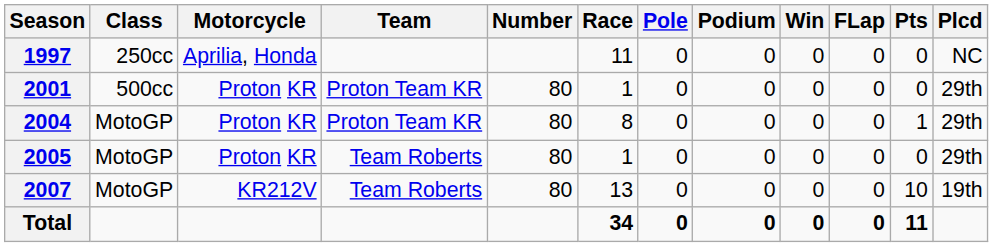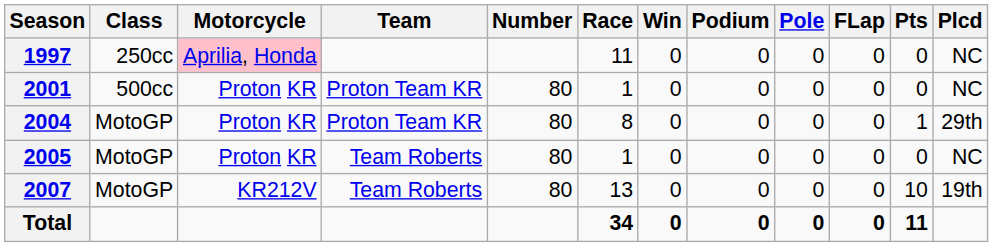columns swapped: (805, 21) <-> (665, 21)
(250, 55) no background -> (250, 55) pink background
(962, 88) 29th -> (967, 88) NC
(962, 156) 29th -> (967, 156) NC
